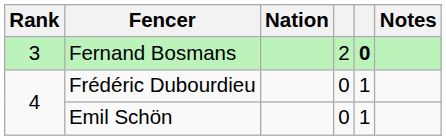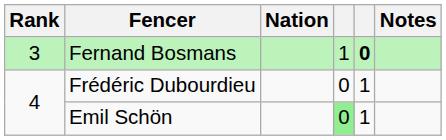(344, 53) 2 -> (344, 53) 1
(344, 118) no background -> (344, 118) lightgreen background
